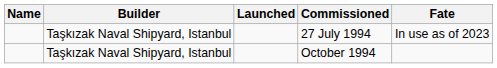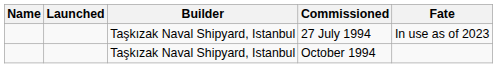columns swapped: (139, 14) <-> (266, 14)
